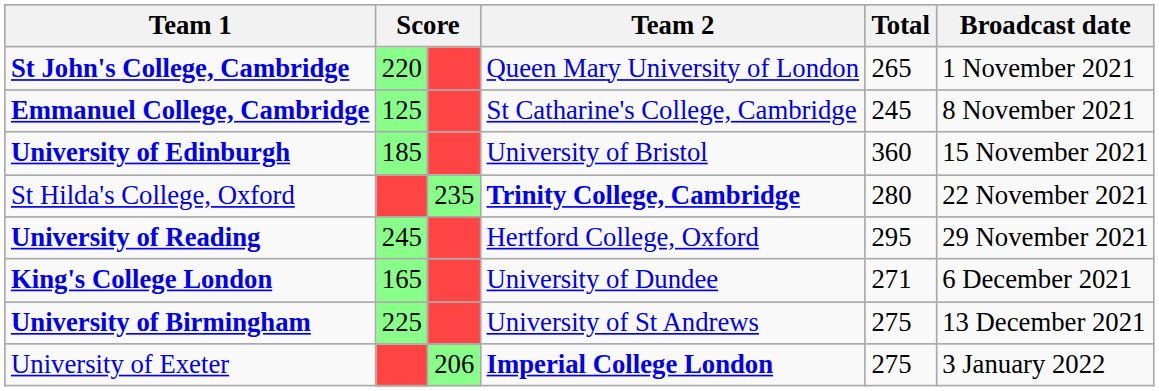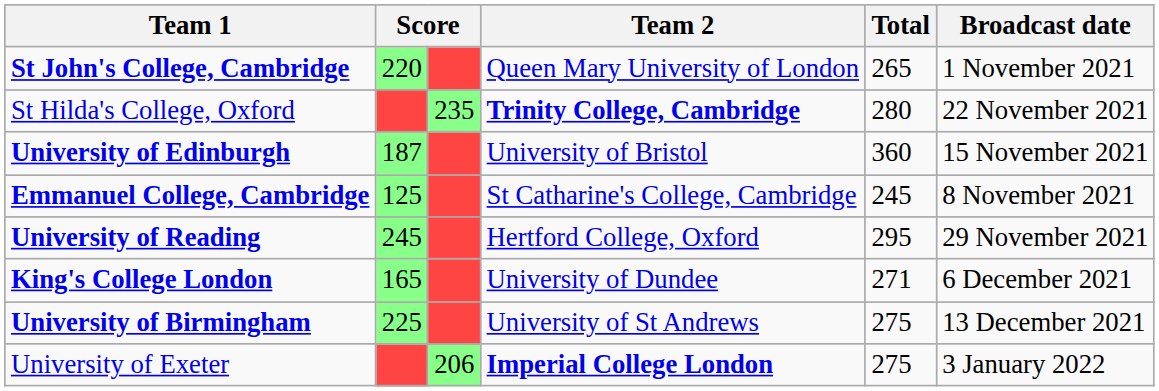rows swapped: (190, 110) <-> (153, 195)
(402, 152) 185 -> (402, 152) 187
